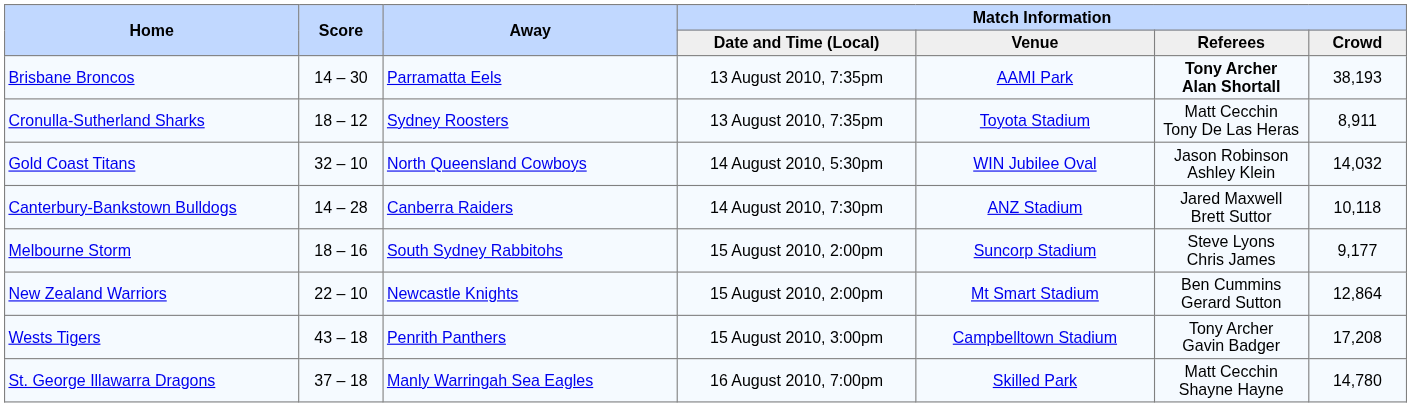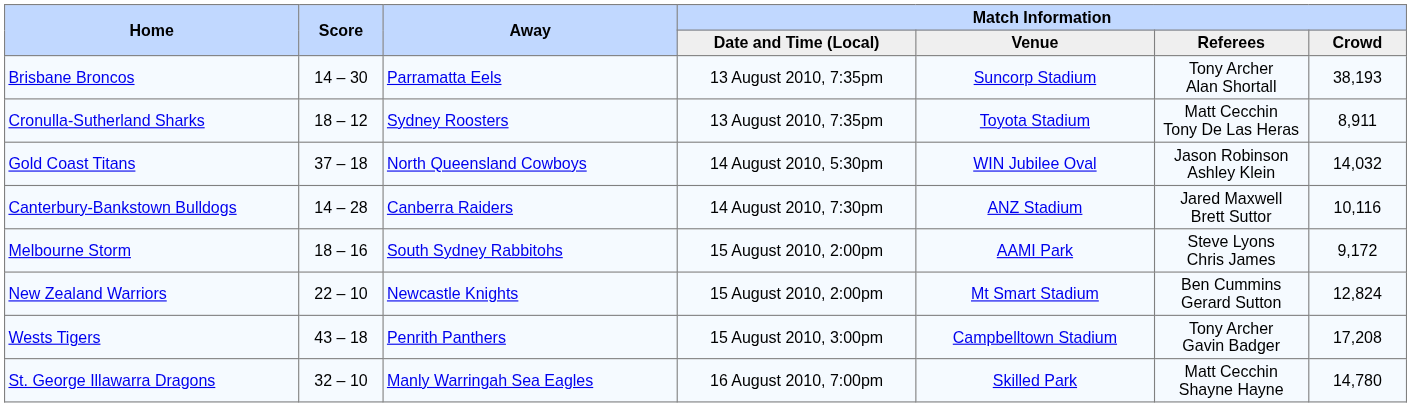(1035, 77) AAMI Park -> (1035, 77) Suncorp Stadium
(1231, 77) bold -> (1231, 77) normal
(341, 164) 32 – 10 -> (341, 164) 37 – 18
(1357, 207) 10,118 -> (1357, 207) 10,116
(1035, 250) Suncorp Stadium -> (1035, 250) AAMI Park
(1357, 250) 9,177 -> (1357, 250) 9,172
(1357, 294) 12,864 -> (1357, 294) 12,824
(341, 380) 37 – 18 -> (341, 380) 32 – 10
